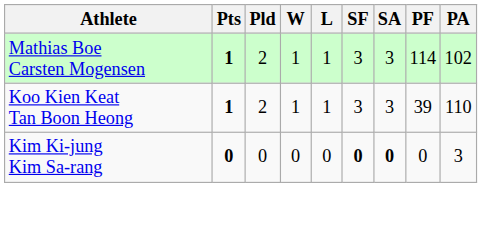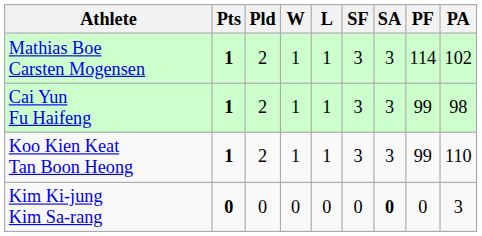+ row: (50, 107)
(423, 107) 39 -> (423, 157) 99
(358, 157) bold -> (358, 206) normal
